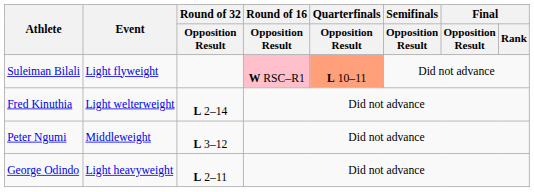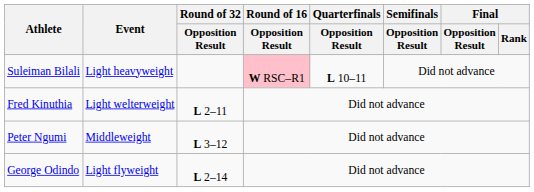(122, 71) Light flyweight -> (129, 71) Light heavyweight
(347, 78) lightsalmon background -> (347, 78) no background
(210, 111) L 2–14 -> (210, 111) L 2–11
(129, 170) Light heavyweight -> (122, 170) Light flyweight
(210, 177) L 2–11 -> (210, 177) L 2–14
